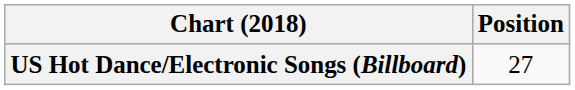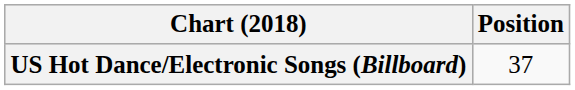(521, 63) 27 -> (521, 63) 37
